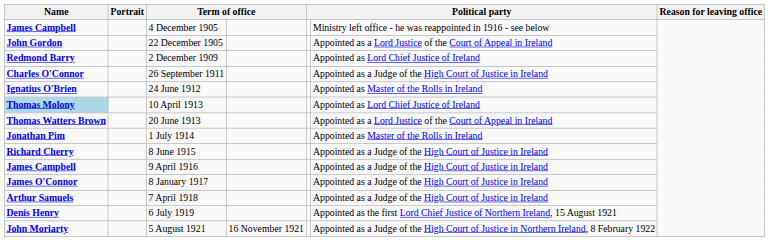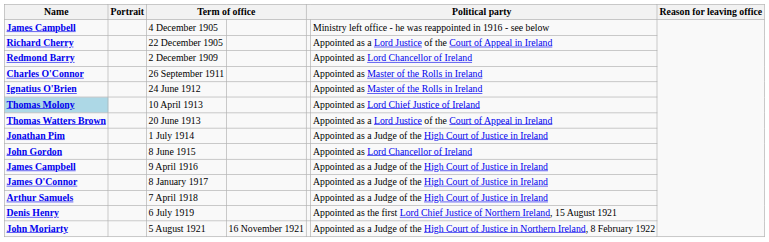(34, 43) John Gordon -> (40, 43) Richard Cherry
(396, 58) Appointed as Lord Chief Justice of Ireland -> (393, 58) Appointed as Lord Chancellor of Ireland
(430, 74) Appointed as a Judge of the High Court of Justice in Ireland -> (398, 74) Appointed as Master of the Rolls in Ireland
(398, 136) Appointed as Master of the Rolls in Ireland -> (430, 136) Appointed as a Judge of the High Court of Justice in Ireland
(40, 151) Richard Cherry -> (34, 151) John Gordon
(430, 151) Appointed as a Judge of the High Court of Justice in Ireland -> (393, 151) Appointed as Lord Chancellor of Ireland
